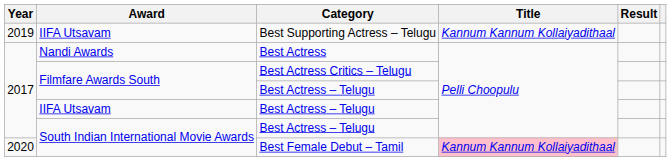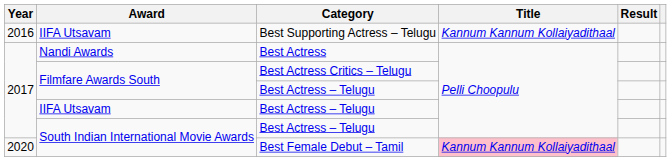(20, 33) 2019 -> (20, 33) 2016
